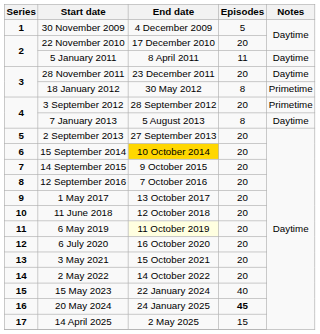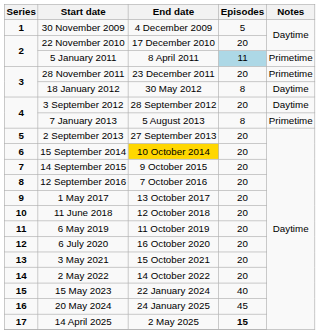(243, 58) no background -> (243, 58) lightblue background
(291, 58) Daytime -> (291, 58) Primetime
(291, 74) Daytime -> (291, 74) Primetime
(291, 89) Primetime -> (291, 89) Daytime
(291, 105) Primetime -> (291, 105) Daytime
(291, 120) Daytime -> (291, 120) Primetime
(173, 228) lightyellow background -> (173, 228) no background
(243, 306) bold -> (243, 306) normal
(243, 321) normal -> (243, 321) bold
